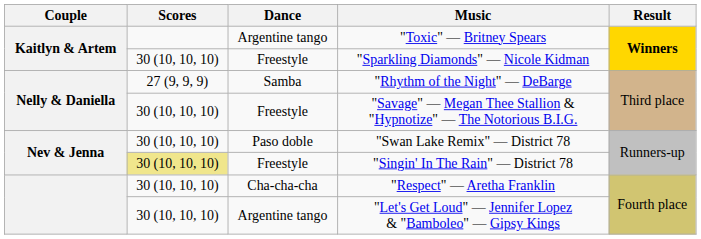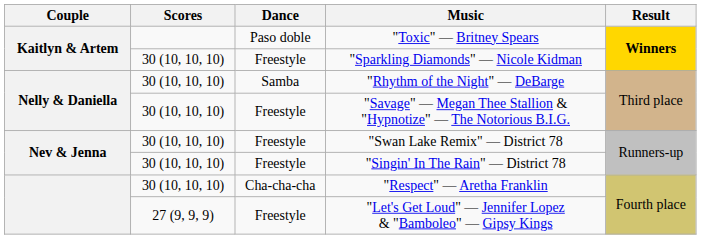(283, 37) Argentine tango -> (280, 37) Paso doble
(177, 81) 27 (9, 9, 9) -> (183, 81) 30 (10, 10, 10)
(283, 141) Paso doble -> (280, 141) Freestyle
(177, 163) khaki background -> (183, 163) no background
(177, 215) 30 (10, 10, 10) -> (183, 215) 27 (9, 9, 9)
(283, 215) Argentine tango -> (280, 215) Freestyle
